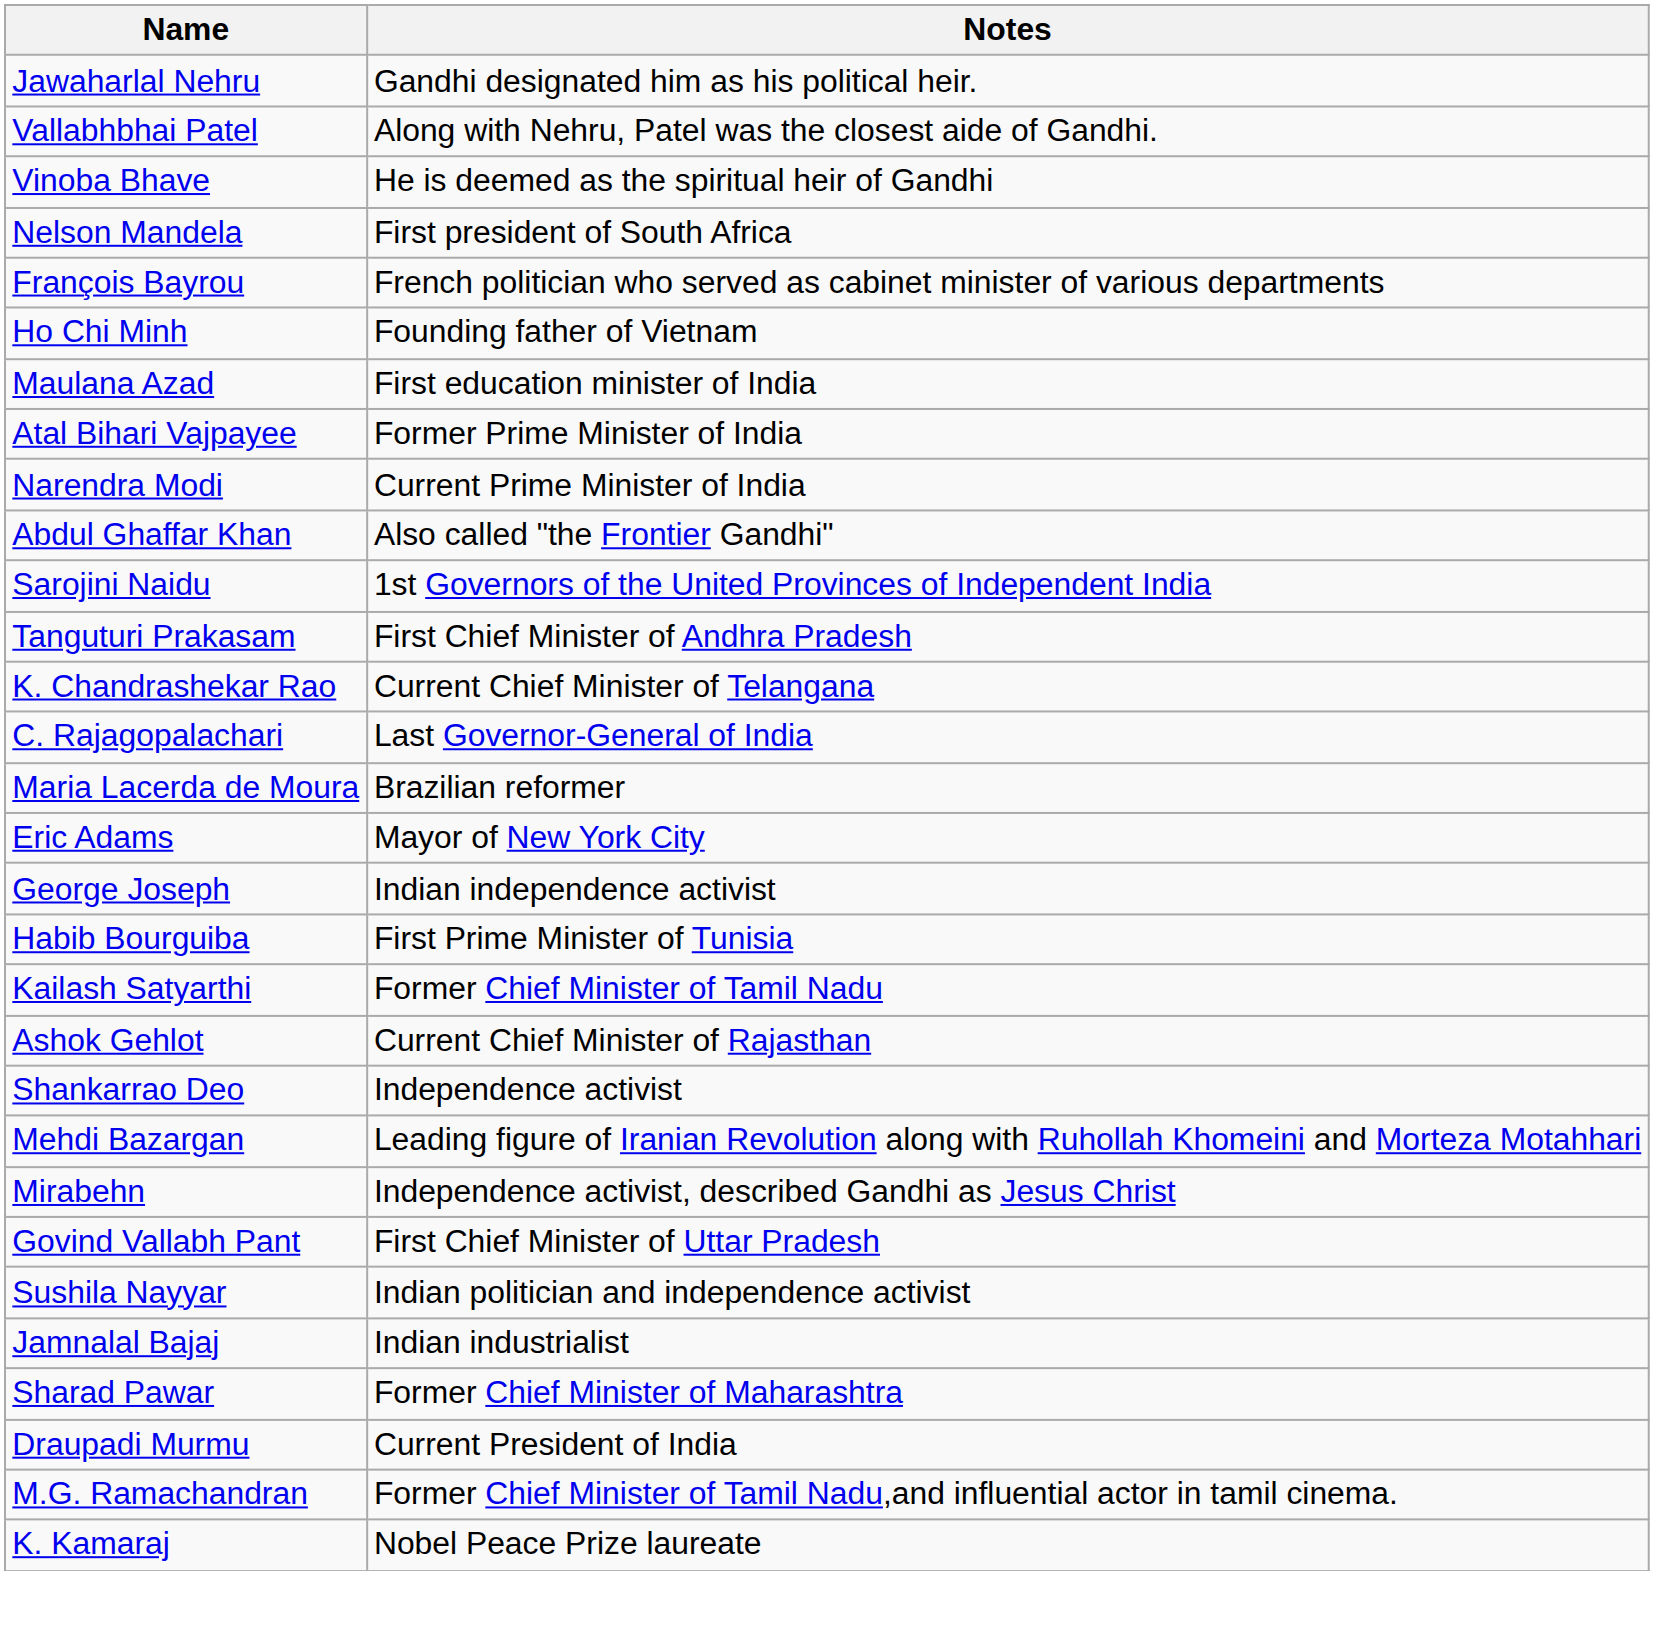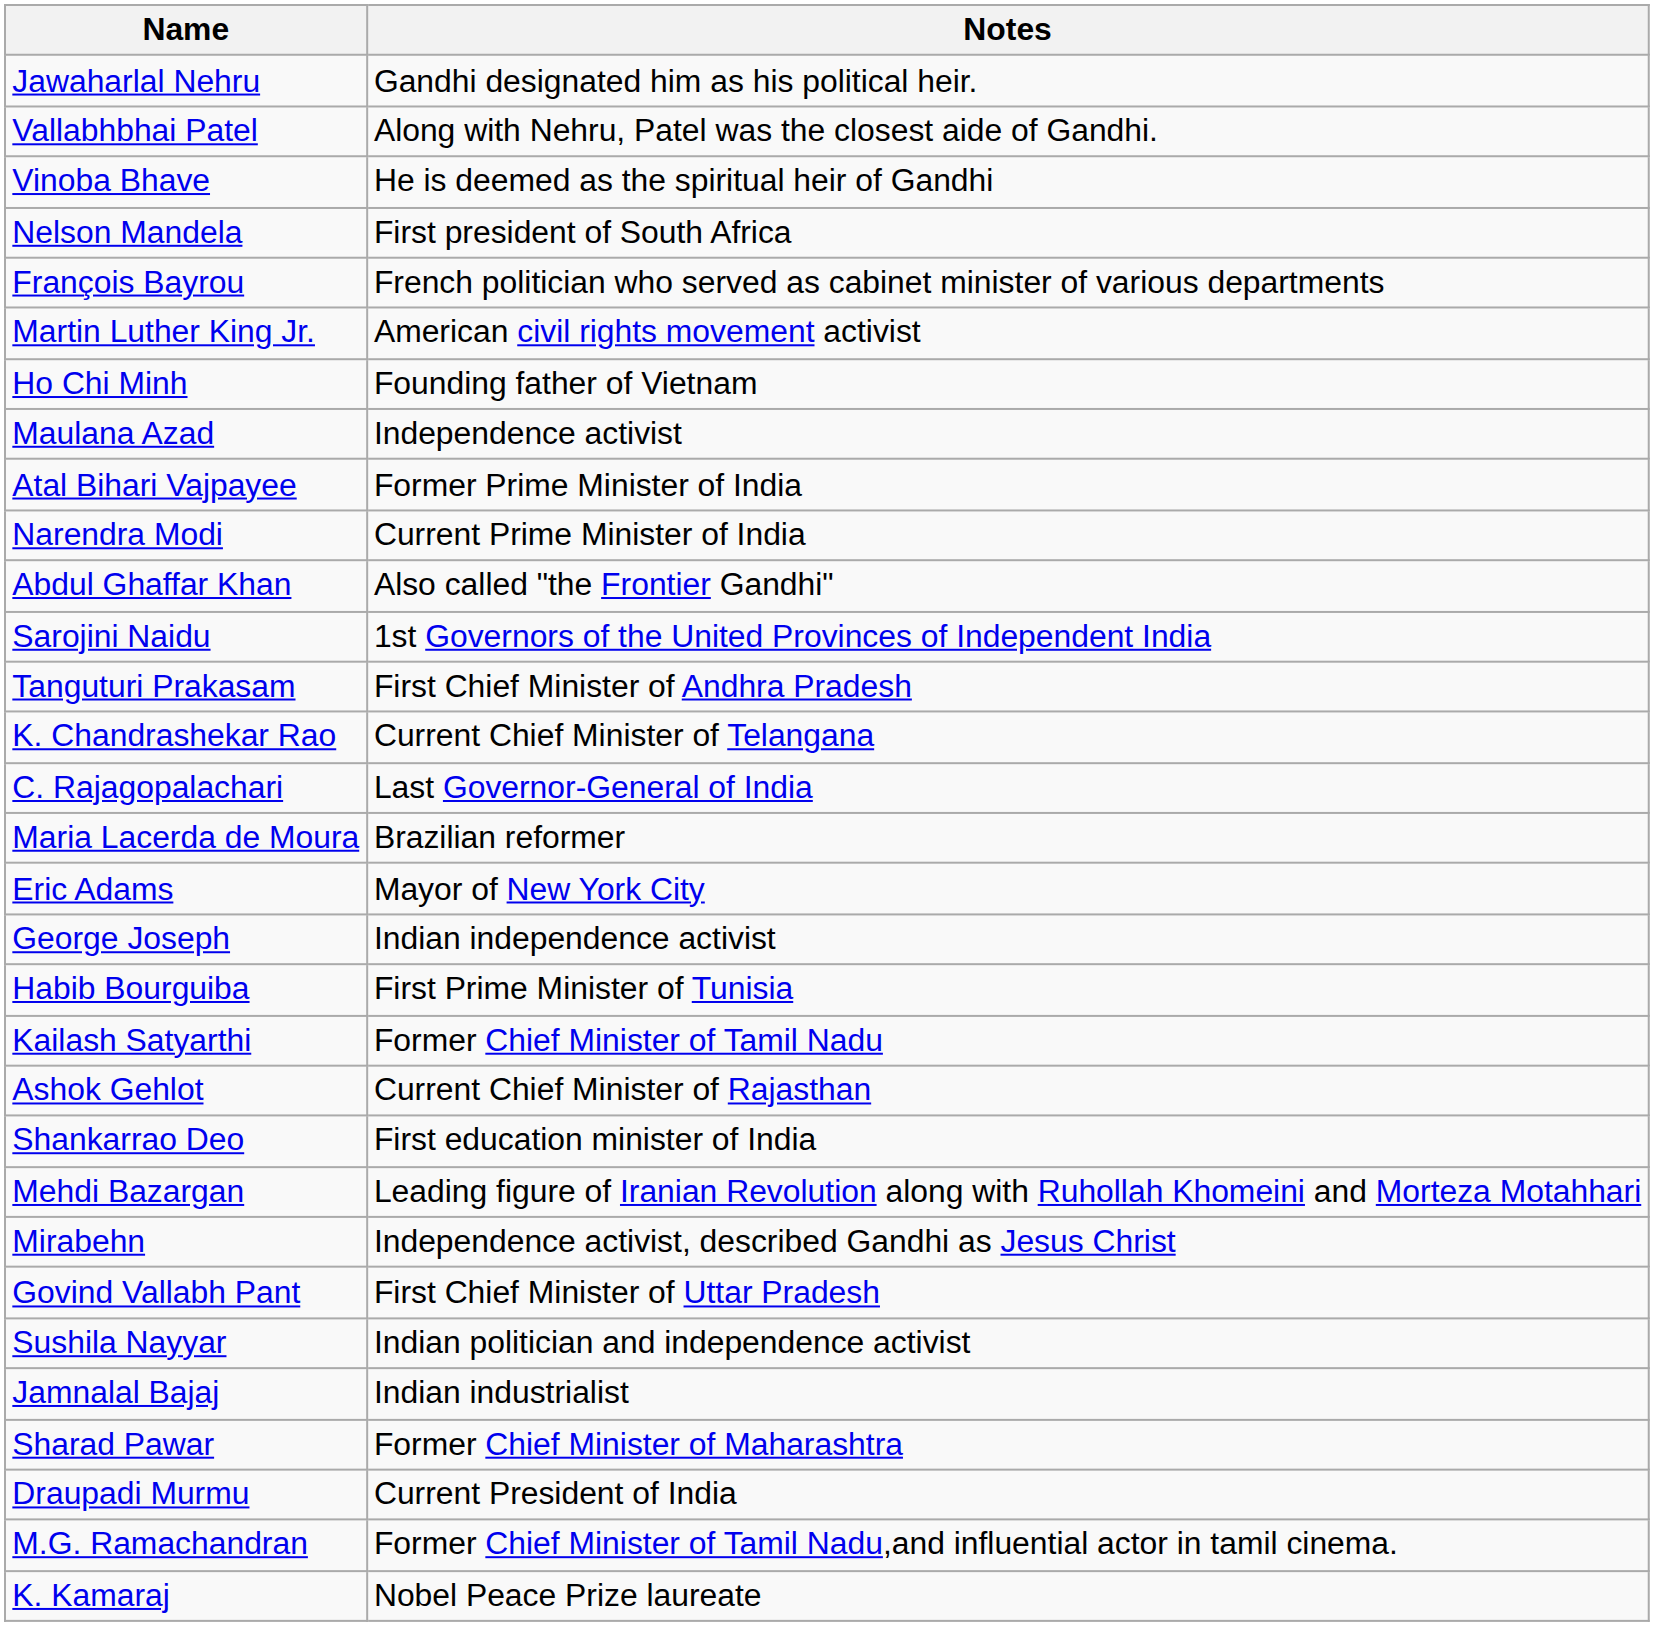+ row: (164, 332)
(595, 383) First education minister of India -> (528, 433) Independence activist
(528, 1090) Independence activist -> (595, 1140) First education minister of India
